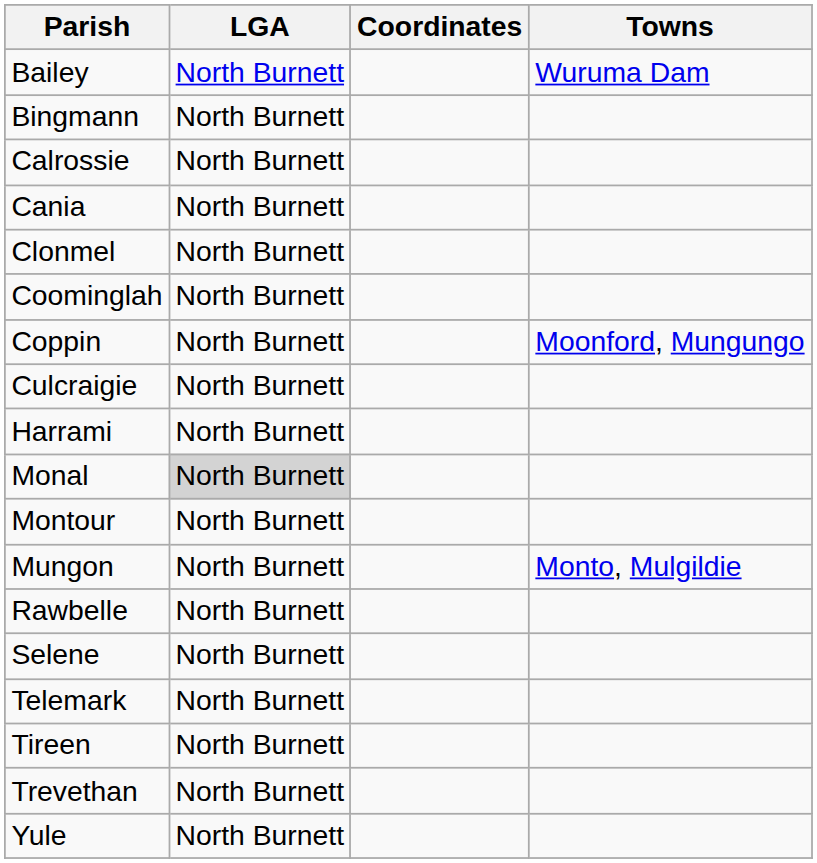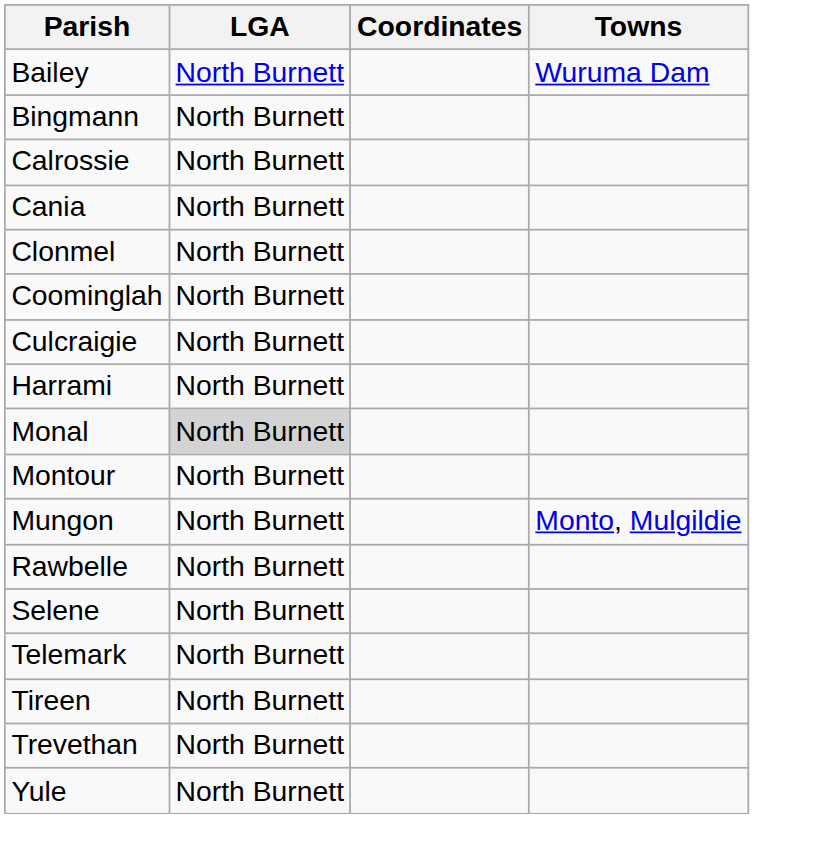- row: (56, 341)
